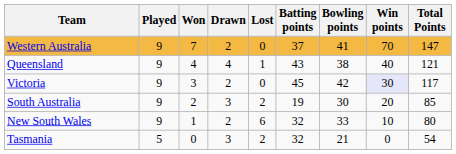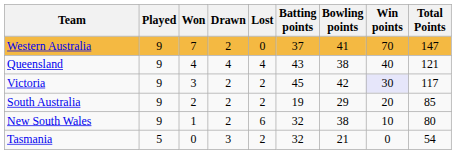(262, 64) 1 -> (262, 64) 4
(262, 83) 0 -> (262, 83) 2
(228, 102) 3 -> (228, 102) 2
(343, 102) 30 -> (343, 102) 29
(343, 121) 33 -> (343, 121) 38
